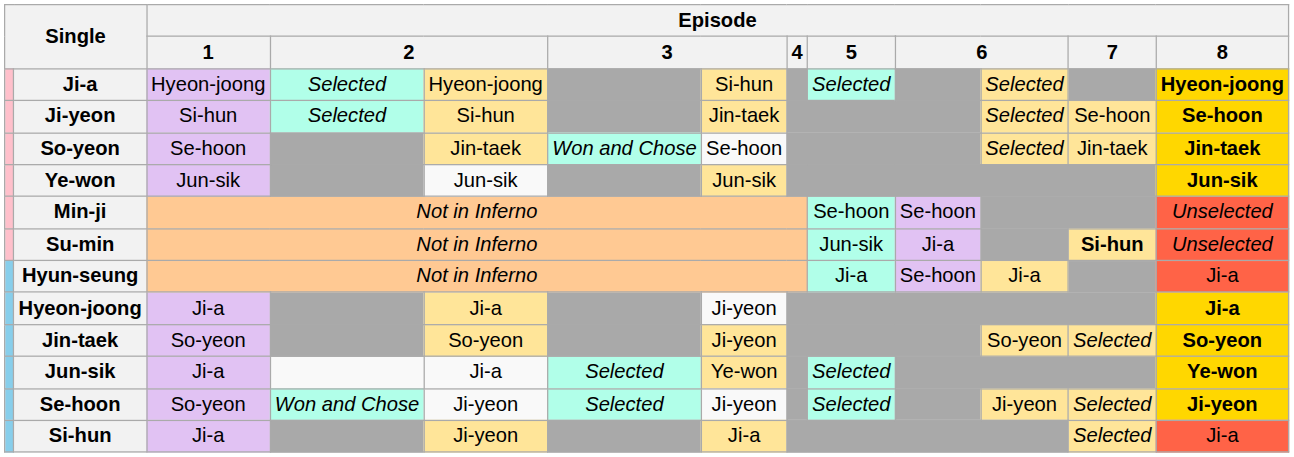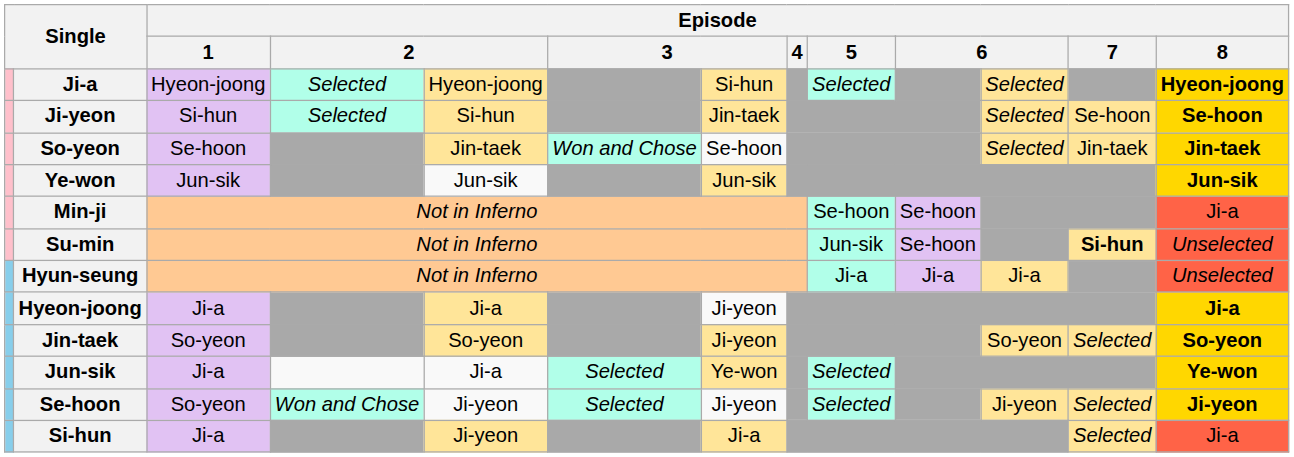(1222, 212) Unselected -> (1222, 212) Ji-a
(938, 244) Ji-a -> (938, 244) Se-hoon
(938, 276) Se-hoon -> (938, 276) Ji-a
(1222, 276) Ji-a -> (1222, 276) Unselected
